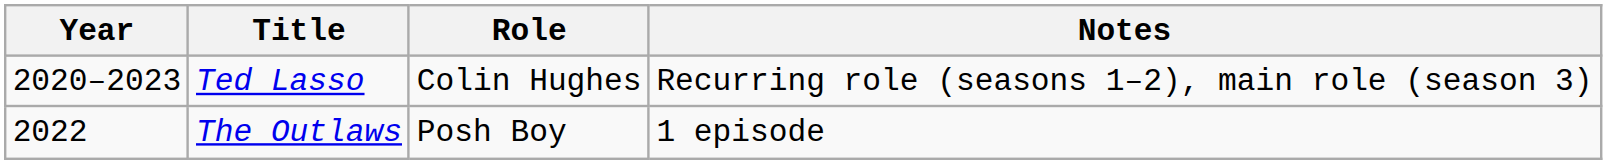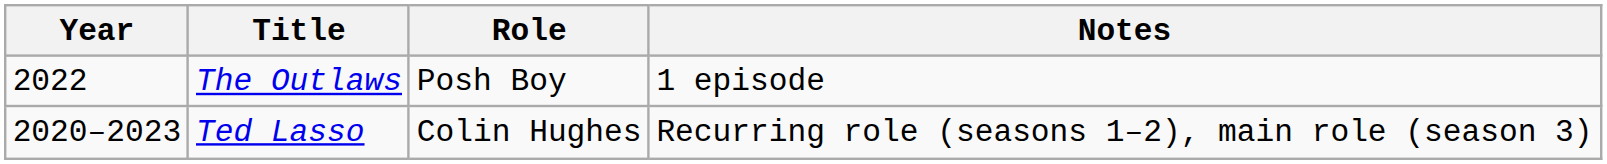rows swapped: (280, 81) <-> (299, 132)
